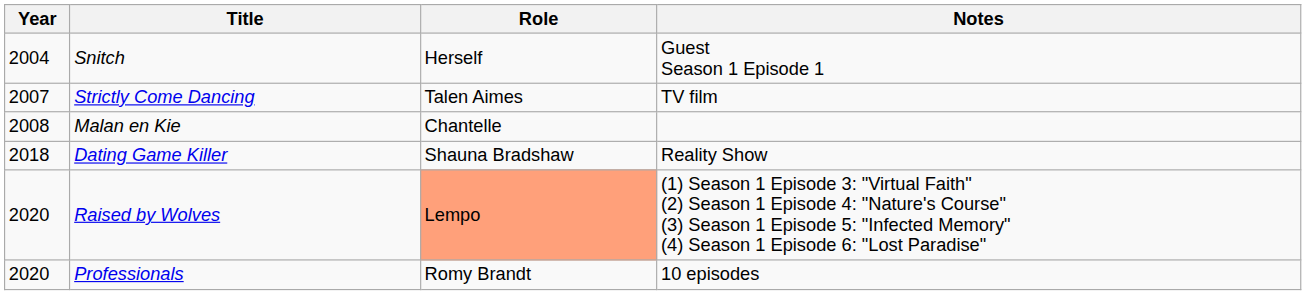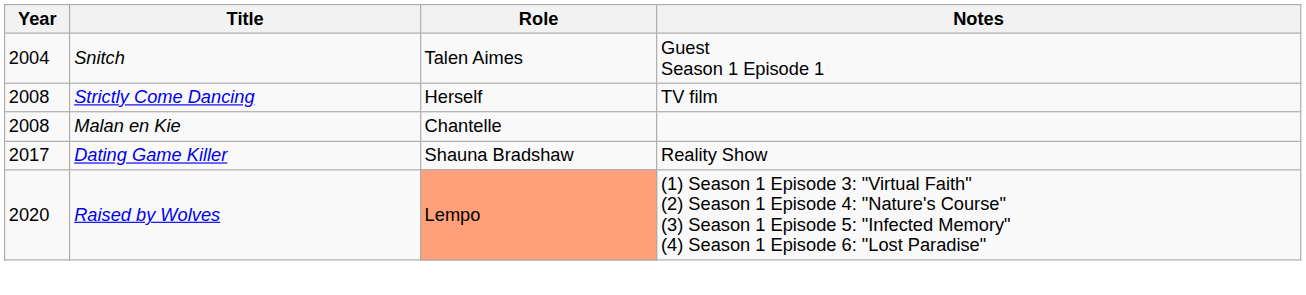(453, 58) Herself -> (474, 58) Talen Aimes
(29, 97) 2007 -> (29, 97) 2008
(474, 97) Talen Aimes -> (453, 97) Herself
(29, 155) 2018 -> (29, 155) 2017
- row: (129, 274)
